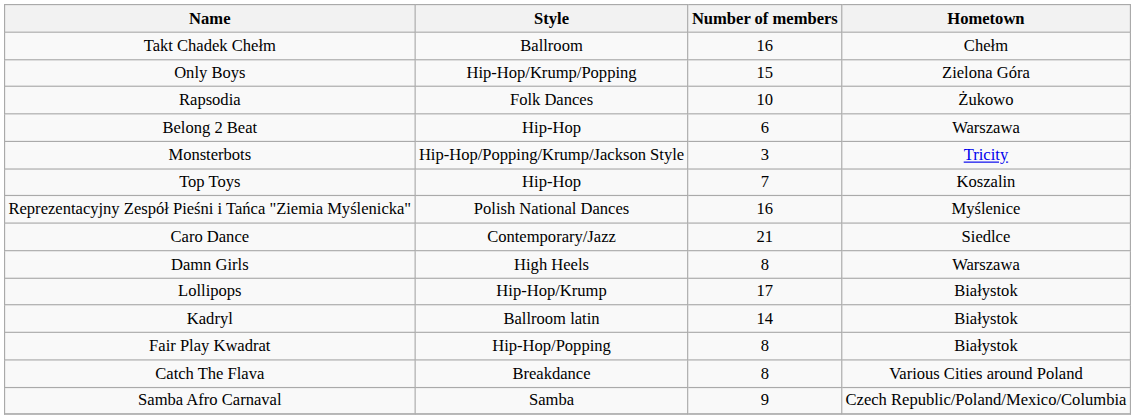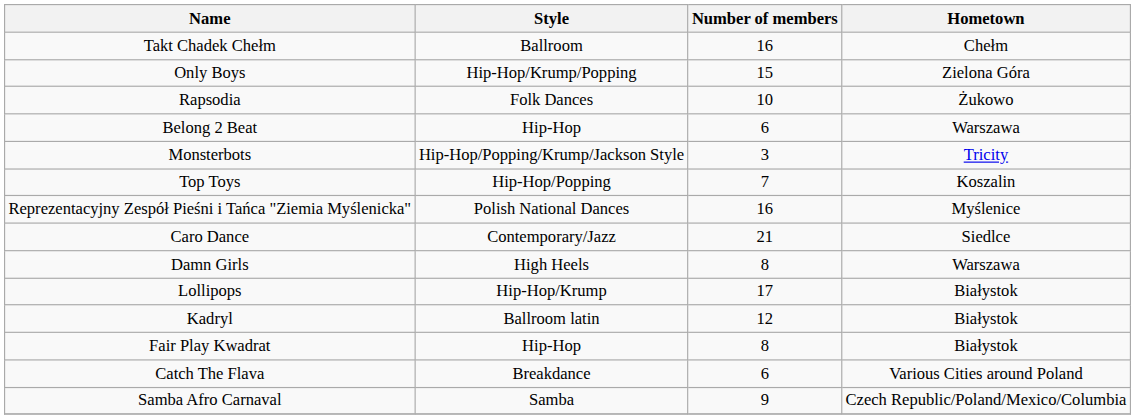(552, 182) Hip-Hop -> (552, 182) Hip-Hop/Popping
(765, 318) 14 -> (765, 318) 12
(552, 346) Hip-Hop/Popping -> (552, 346) Hip-Hop
(765, 373) 8 -> (765, 373) 6
